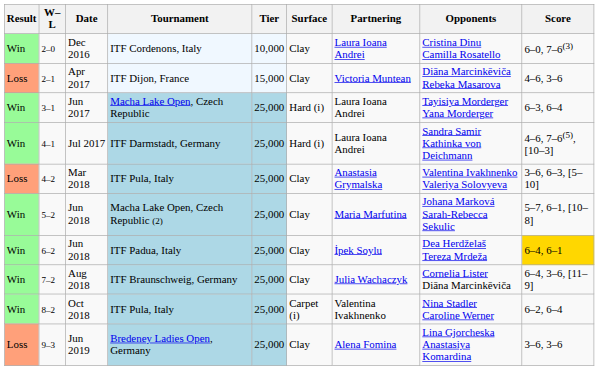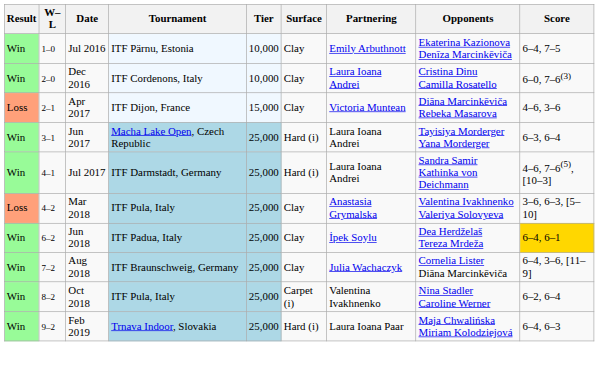+ row: (87, 48)
- row: (79, 214)
+ row: (79, 326)
- row: (79, 344)
